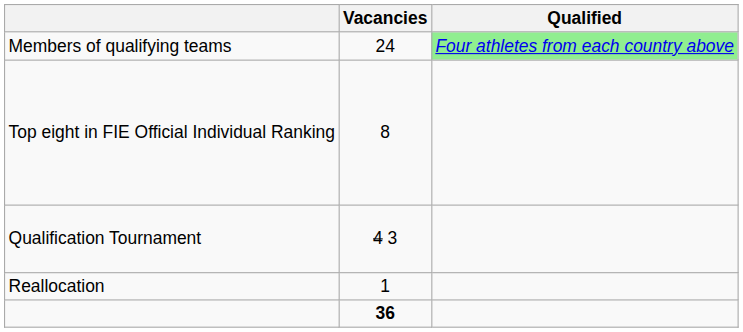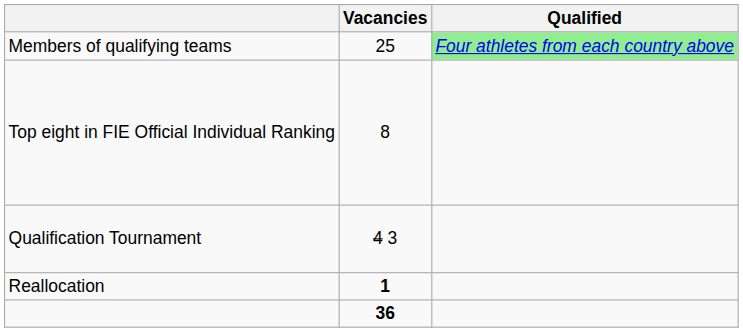(385, 45) 24 -> (385, 45) 25
(385, 285) normal -> (385, 285) bold
